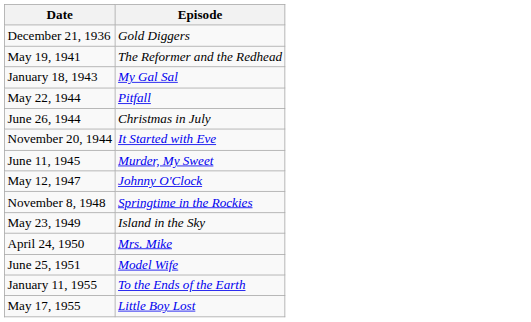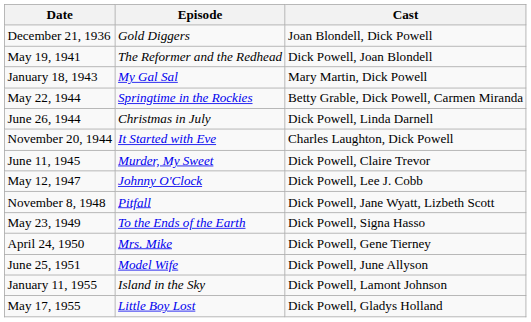+ column: (406, 14)
(134, 98) Pitfall -> (185, 98) Springtime in the Rockies
(185, 202) Springtime in the Rockies -> (134, 202) Pitfall
(162, 222) Island in the Sky -> (182, 222) To the Ends of the Earth
(182, 285) To the Ends of the Earth -> (162, 285) Island in the Sky
